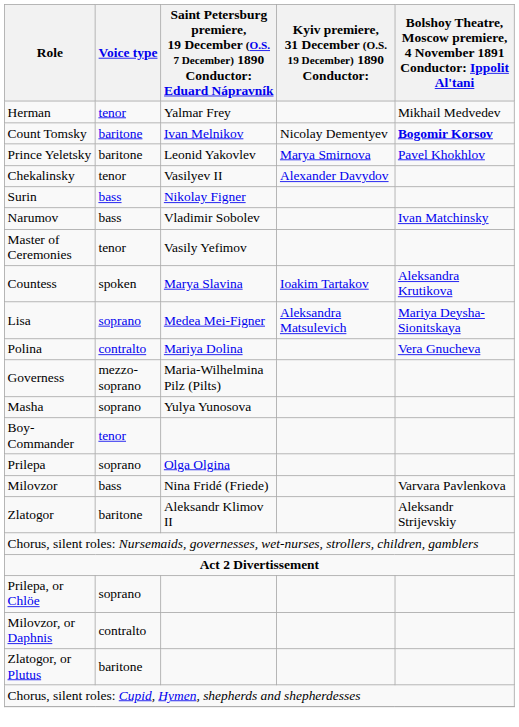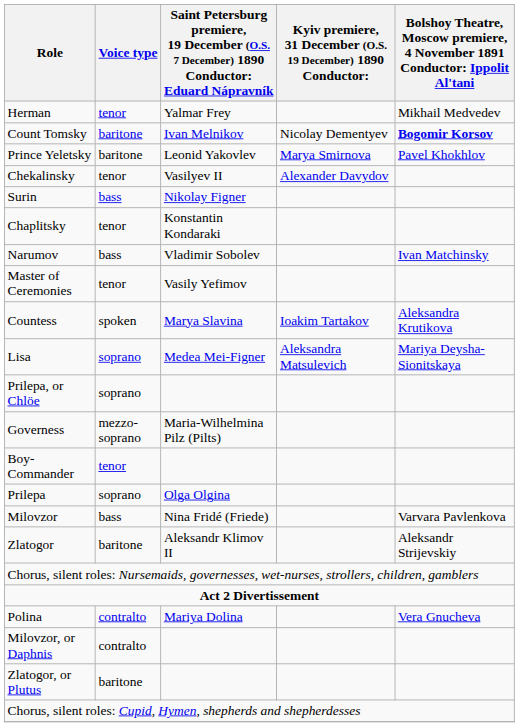+ row: (37, 226)
rows swapped: (25, 349) <-> (36, 594)
- row: (25, 407)
